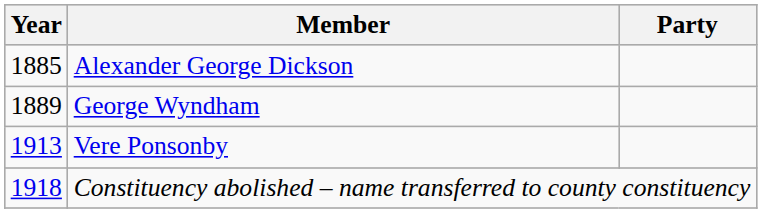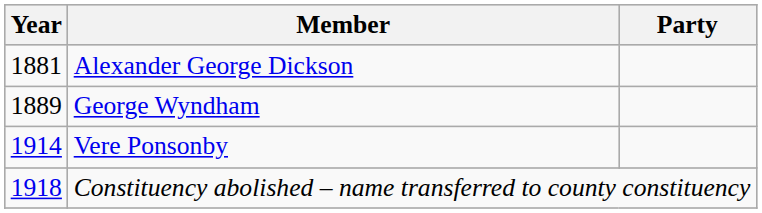(36, 65) 1885 -> (36, 65) 1881
(36, 146) 1913 -> (36, 146) 1914
